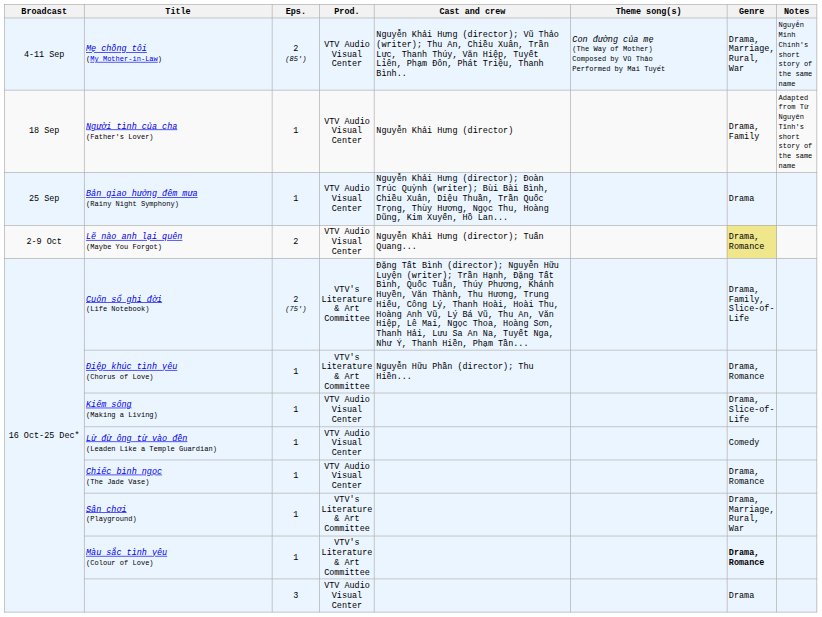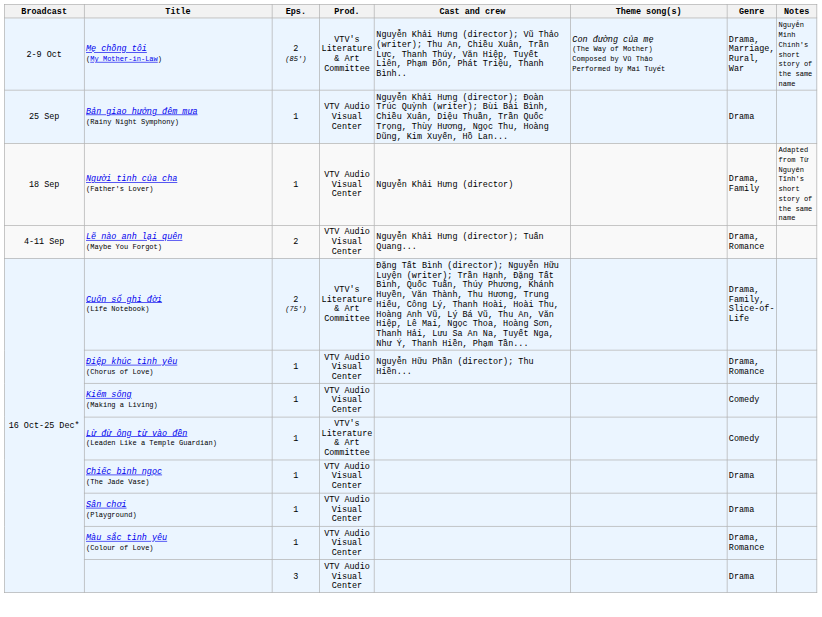(44, 54) 4-11 Sep -> (44, 54) 2-9 Oct
(347, 54) VTV Audio Visual Center -> (347, 54) VTV's Literature & Art Committee
rows swapped: (132, 131) <-> (142, 198)
(44, 242) 2-9 Oct -> (44, 242) 4-11 Sep
(747, 242) khaki background -> (747, 242) no background
(347, 372) VTV's Literature & Art Committee -> (347, 367) VTV Audio Visual Center
(752, 410) Drama, Slice-of-Life -> (744, 400) Comedy
(347, 443) VTV Audio Visual Center -> (347, 438) VTV's Literature & Art Committee
(747, 476) Drama, Romance -> (742, 476) Drama
(347, 515) VTV's Literature & Art Committee -> (347, 510) VTV Audio Visual Center
(752, 515) Drama, Marriage, Rural, War -> (742, 510) Drama
(347, 558) VTV's Literature & Art Committee -> (347, 543) VTV Audio Visual Center
(747, 558) bold -> (747, 543) normal
